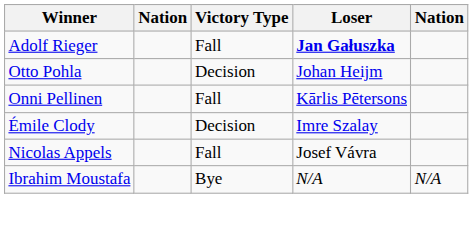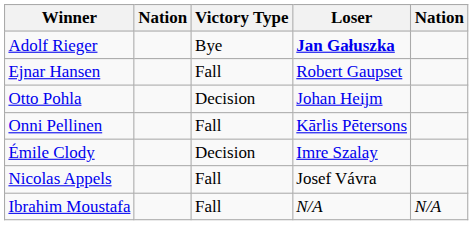(208, 44) Fall -> (209, 44) Bye
+ row: (54, 71)
(209, 179) Bye -> (208, 206) Fall
